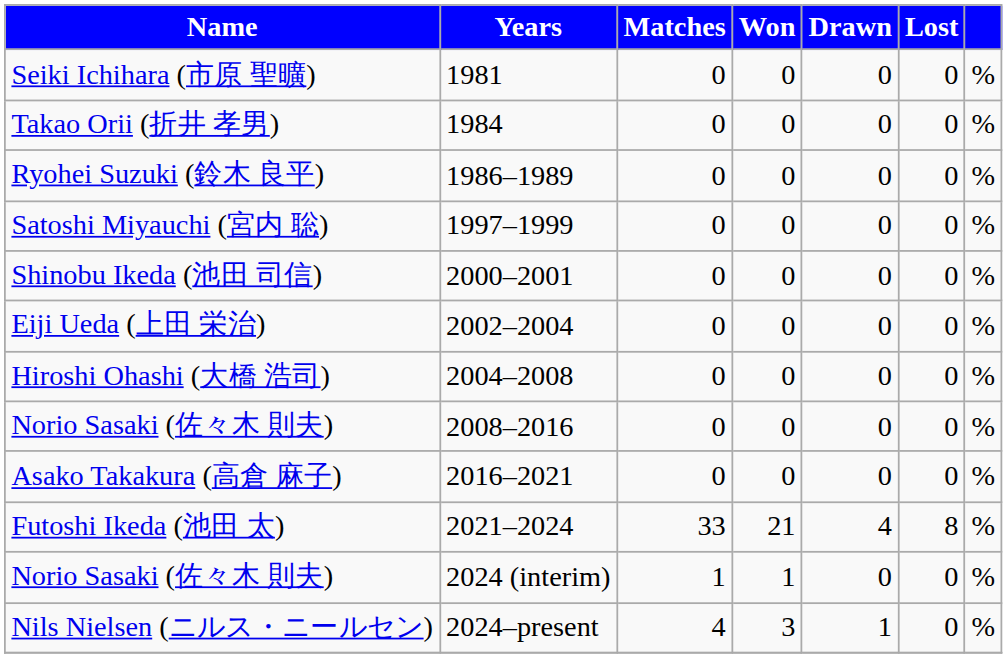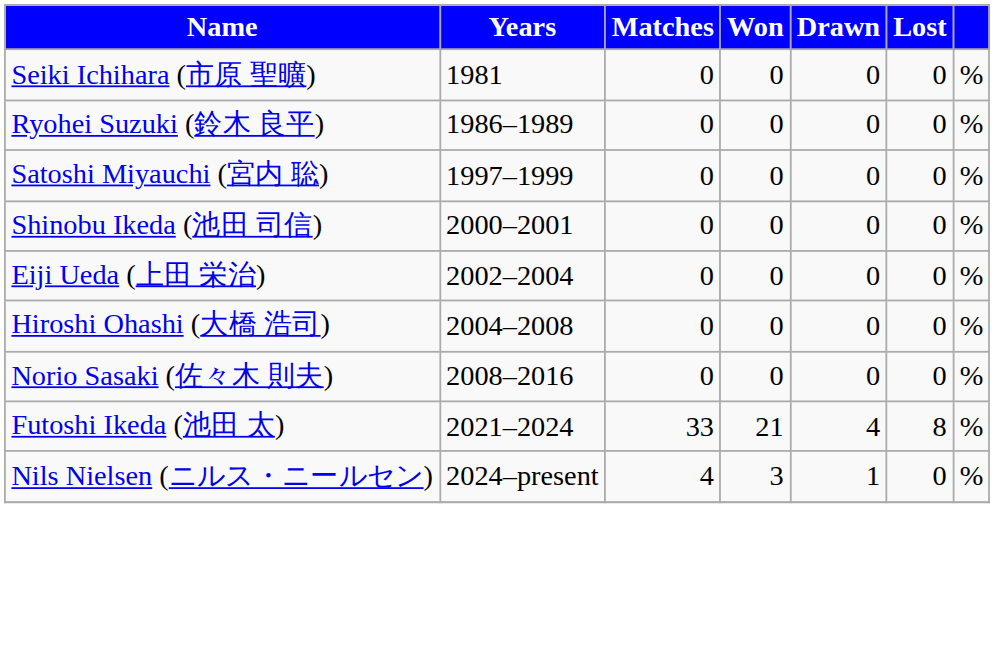- row: (145, 123)
- row: (177, 475)
- row: (172, 575)
